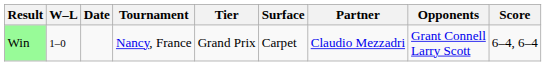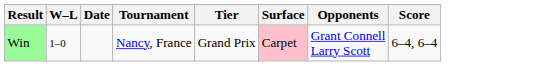- column: (358, 14)
(279, 43) no background -> (279, 43) pink background
